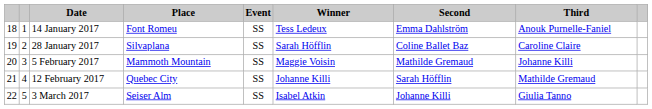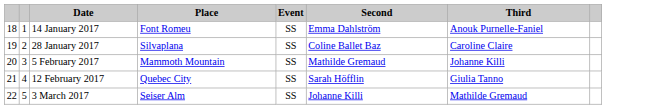- column: (333, 12)
(557, 79) Mathilde Gremaud -> (477, 79) Giulia Tanno
(545, 95) Giulia Tanno -> (489, 95) Mathilde Gremaud
